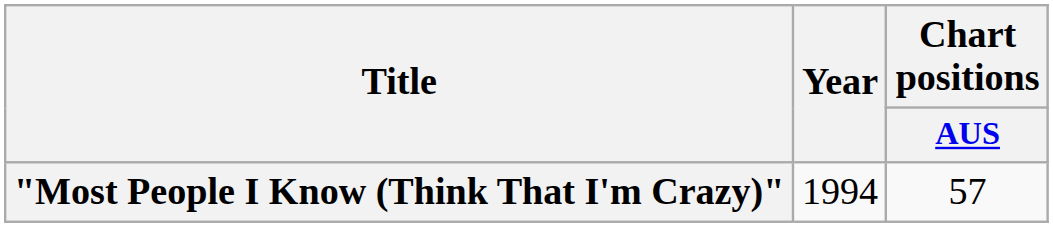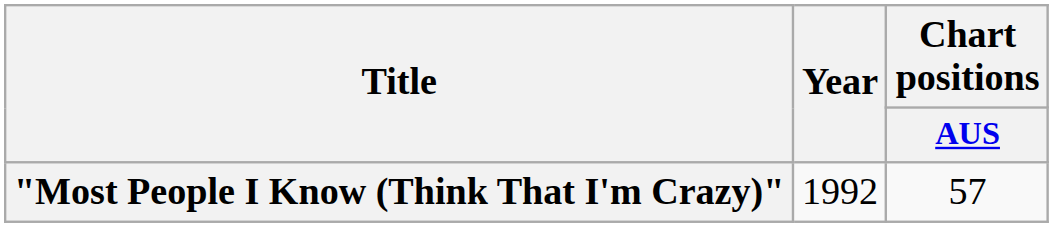(840, 191) 1994 -> (840, 191) 1992
